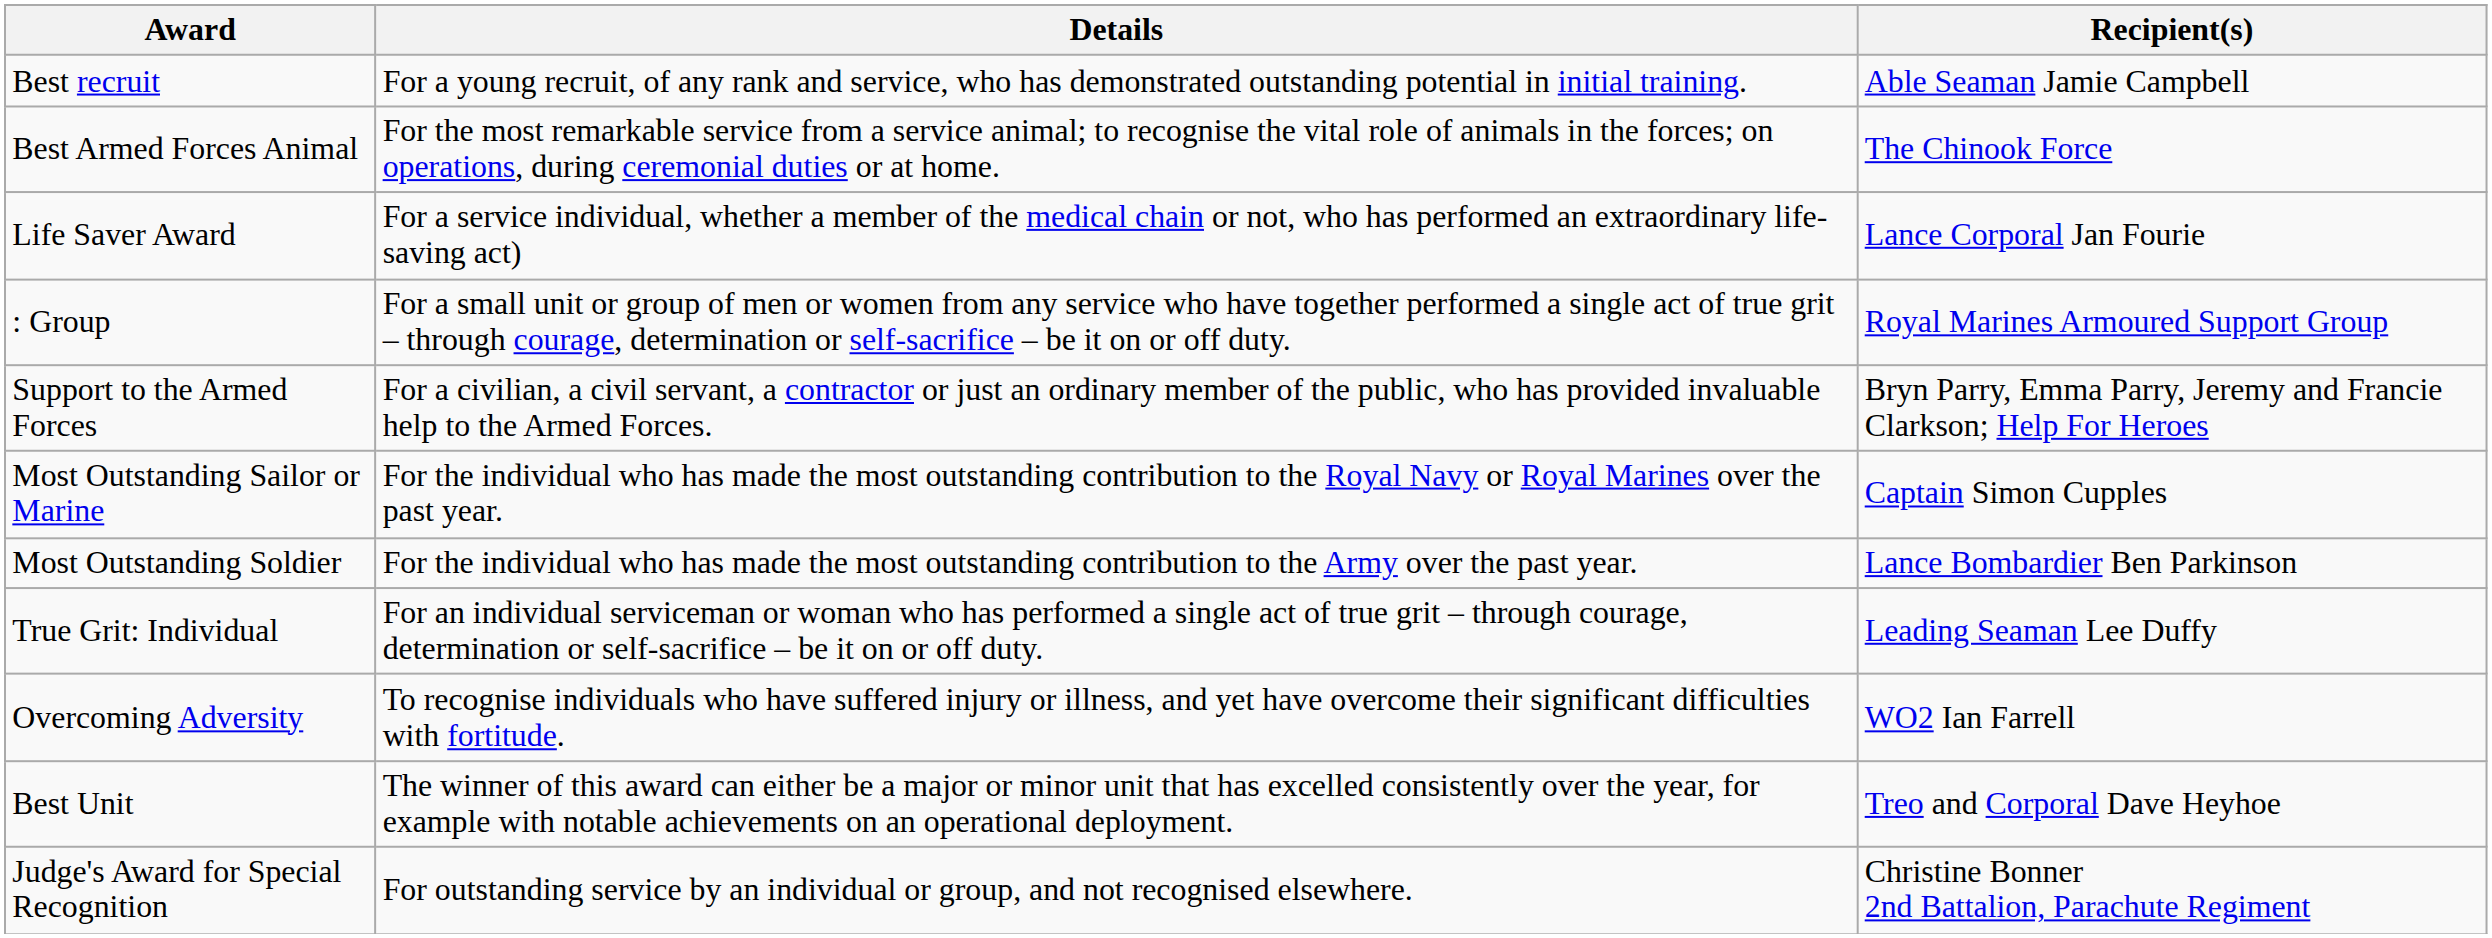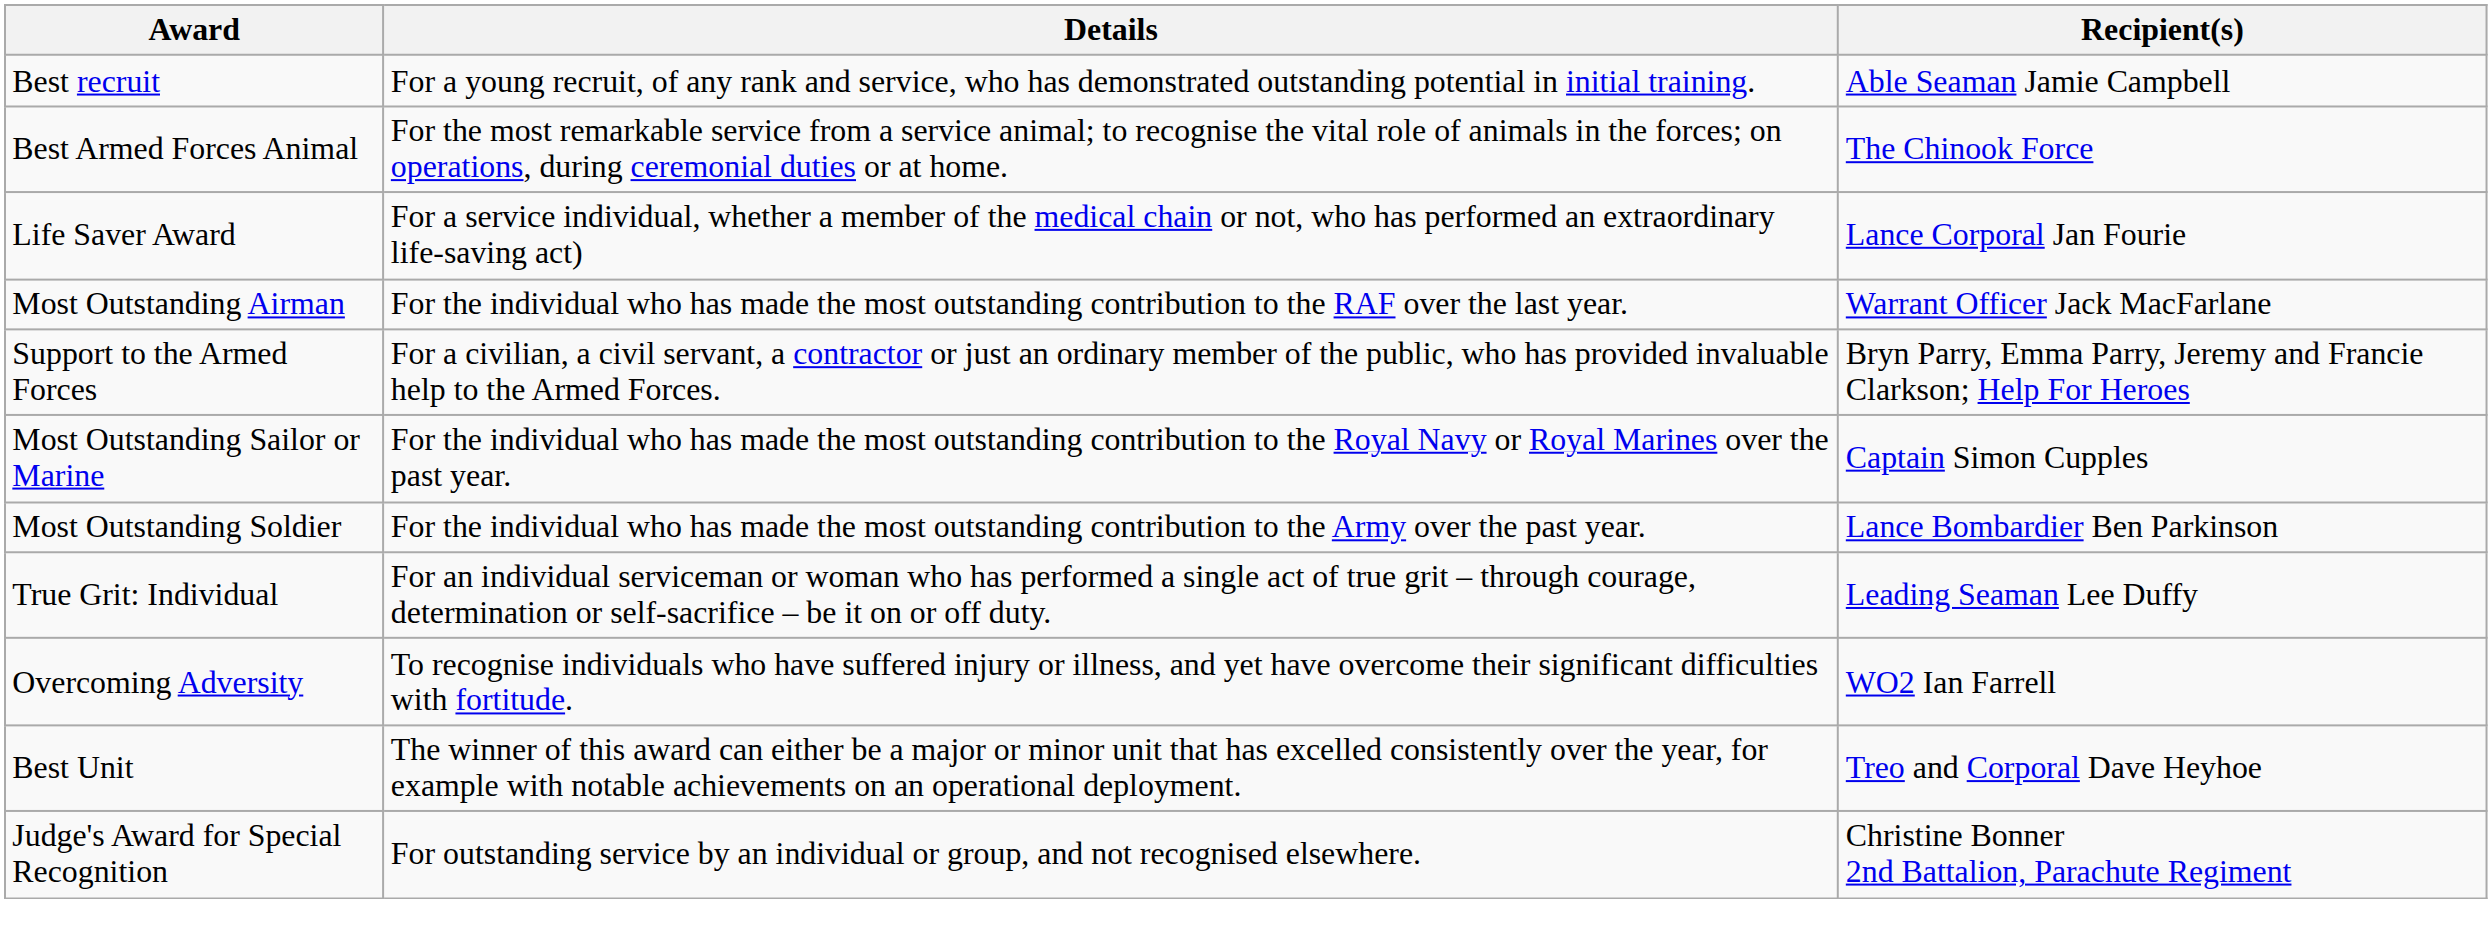+ row: (179, 303)
- row: (61, 321)
